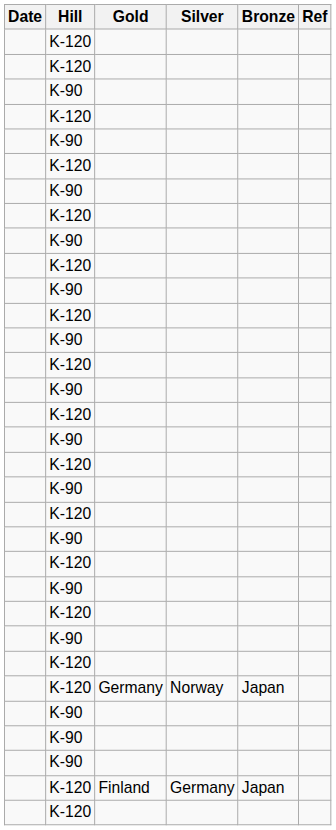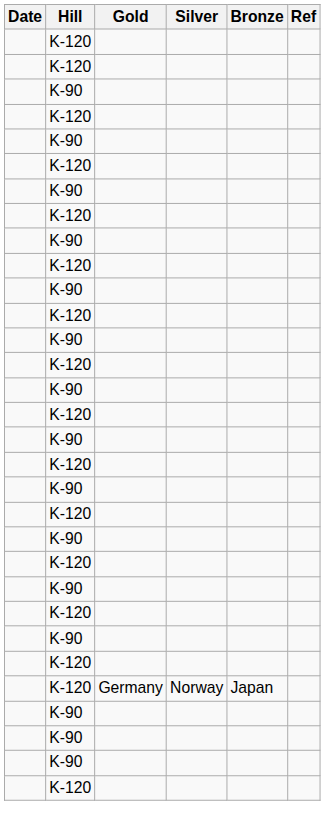- row: (70, 787)
